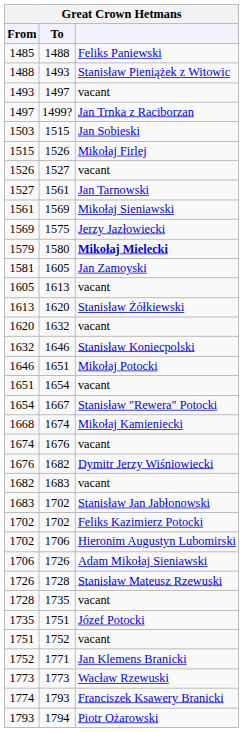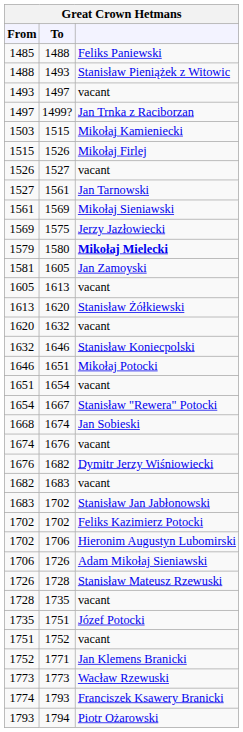(109, 131) Jan Sobieski -> (130, 131) Mikołaj Kamieniecki
(130, 424) Mikołaj Kamieniecki -> (109, 424) Jan Sobieski
